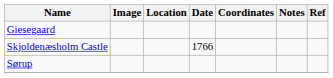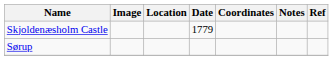- row: (31, 30)
(202, 47) 1766 -> (202, 30) 1779
